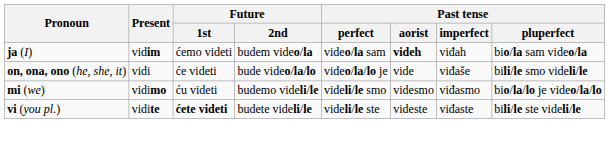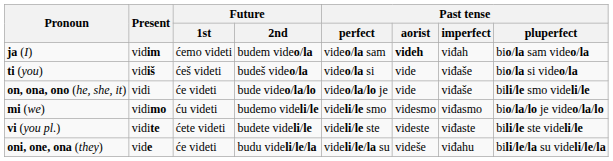+ row: (25, 71)
(201, 109) bold -> (200, 128) normal
+ row: (55, 147)
